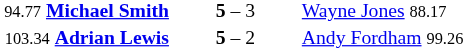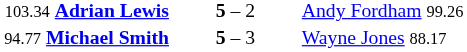rows swapped: (87, 10) <-> (87, 37)
